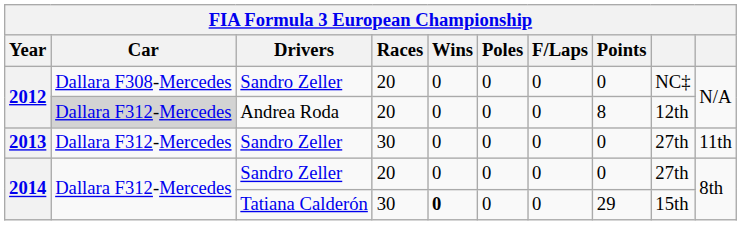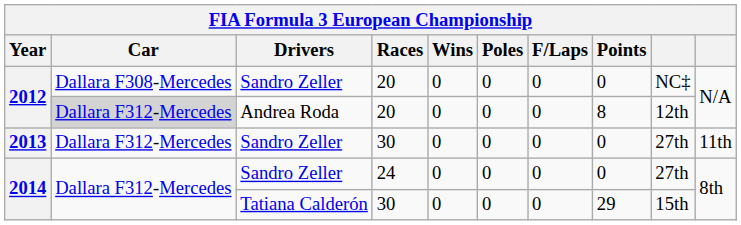(386, 173) 20 -> (386, 173) 24
(437, 203) bold -> (437, 203) normal
